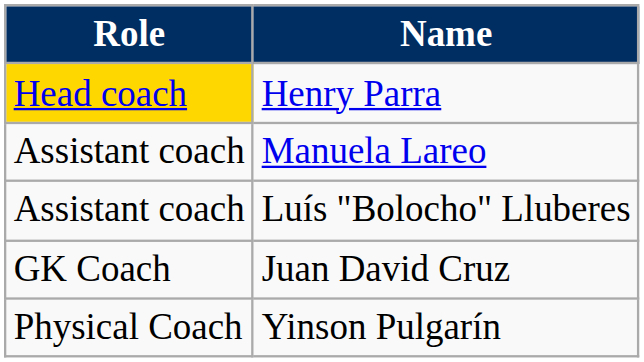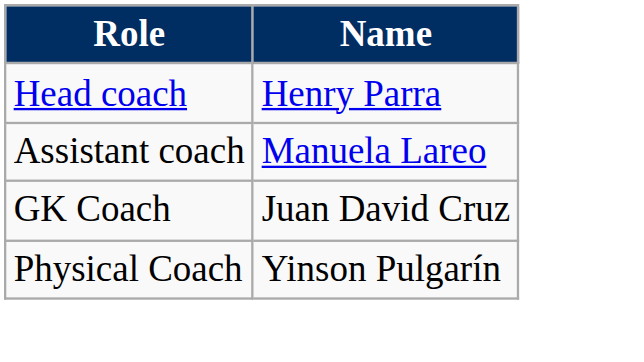(100, 92) gold background -> (100, 92) no background
- row: (446, 209)
